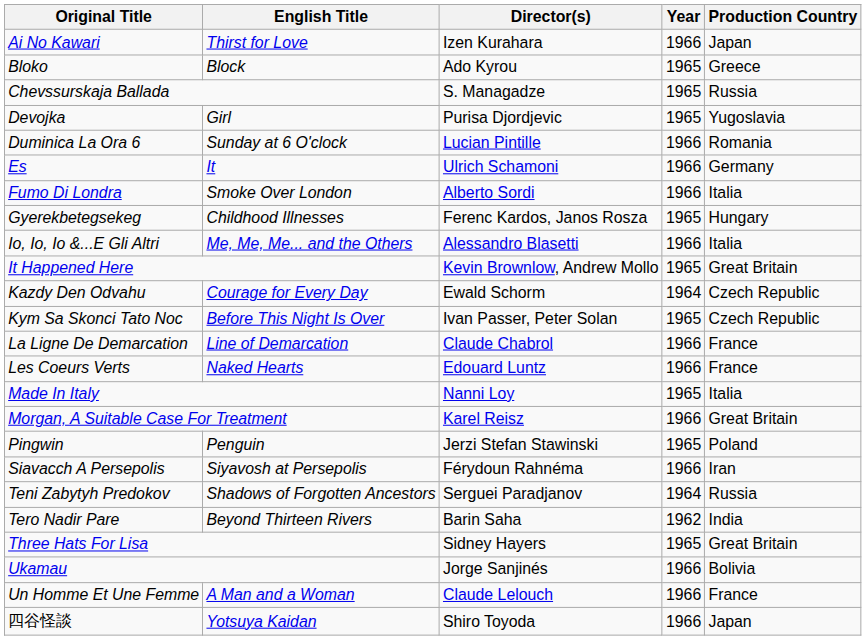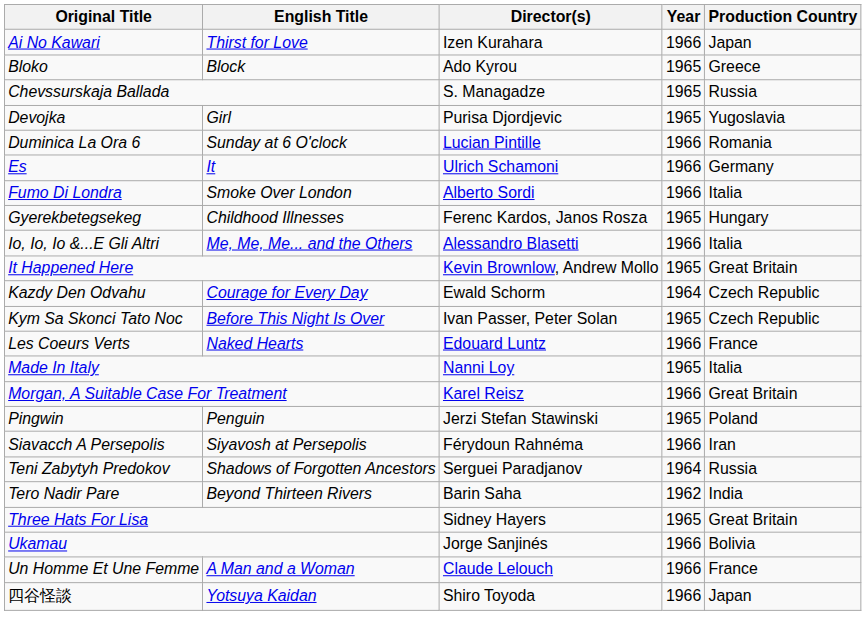- row: (98, 343)
